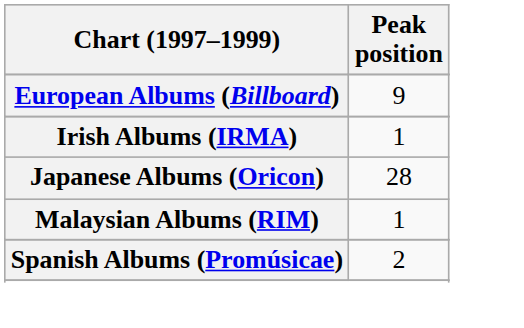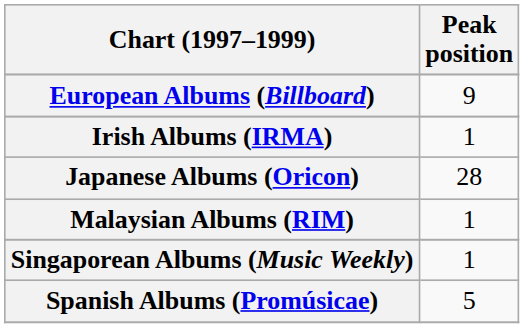+ row: (212, 259)
(399, 259) 2 -> (469, 300) 5
